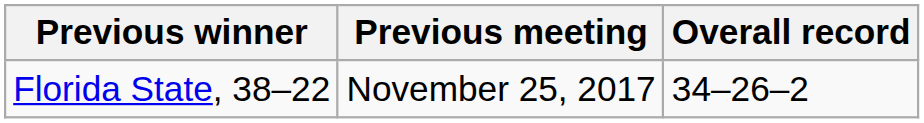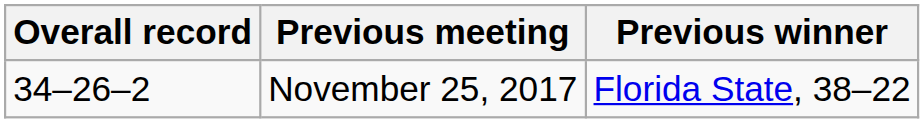columns swapped: (791, 32) <-> (172, 32)
